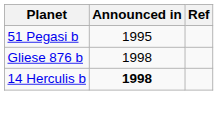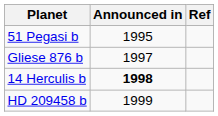(137, 57) 1998 -> (138, 57) 1997
+ row: (47, 100)
